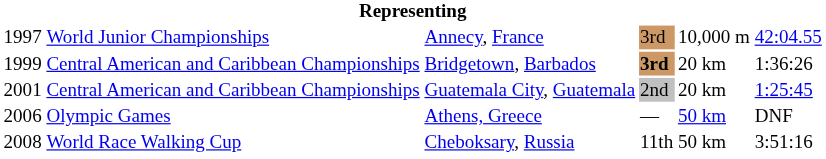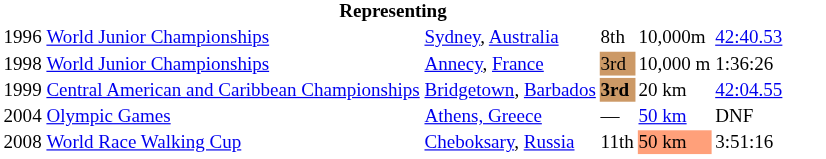+ row: (492, 37)
(23, 37) 1997 -> (23, 63) 1998
(788, 37) 42:04.55 -> (744, 63) 1:36:26
(784, 63) 1:36:26 -> (749, 89) 42:04.55
- row: (530, 89)
(23, 115) 2006 -> (23, 115) 2004
(702, 142) no background -> (663, 142) lightsalmon background
